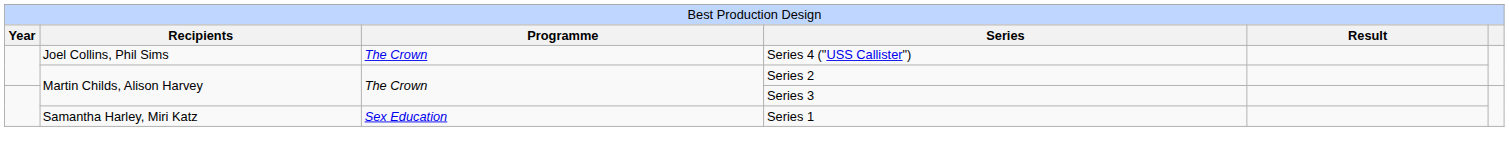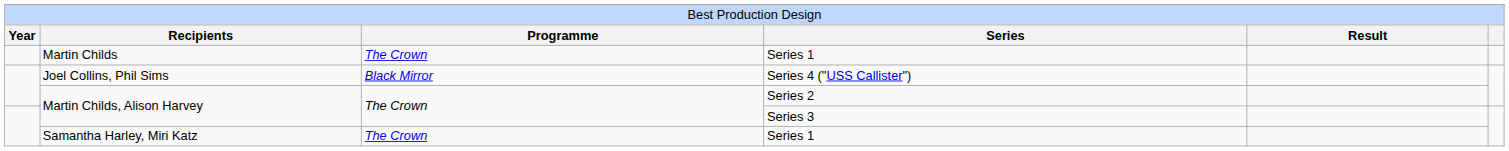+ row: (80, 55)
(396, 55) The Crown -> (399, 76) Black Mirror
(406, 116) Sex Education -> (396, 136) The Crown
